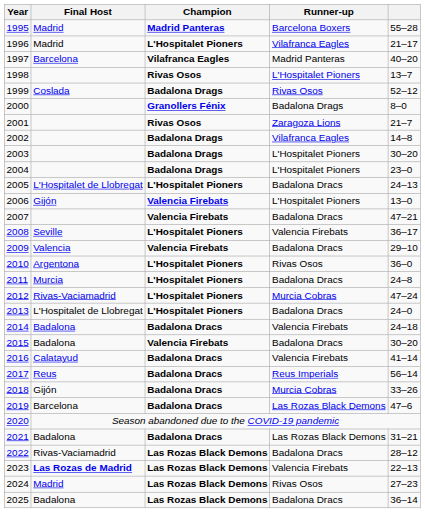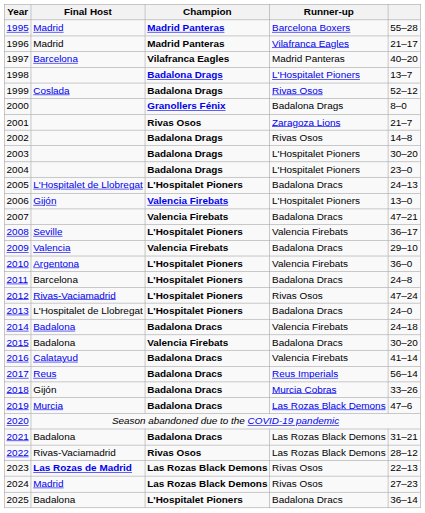(195, 43) L'Hospitalet Pioners -> (186, 43) Madrid Panteras
(174, 75) Rivas Osos -> (185, 75) Badalona Drags
(311, 138) Vilafranca Eagles -> (297, 138) Rivas Osos
(297, 264) Rivas Osos -> (310, 264) Valencia Firebats
(48, 279) Murcia -> (56, 279) Barcelona
(304, 295) Murcia Cobras -> (297, 295) Rivas Osos
(56, 405) Barcelona -> (48, 405) Murcia
(207, 452) Las Rozas Black Demons -> (174, 452) Rivas Osos
(307, 452) Badalona Dracs -> (329, 452) Las Rozas Black Demons
(310, 468) Valencia Firebats -> (297, 468) Rivas Osos
(207, 500) Las Rozas Black Demons -> (195, 500) L'Hospitalet Pioners
